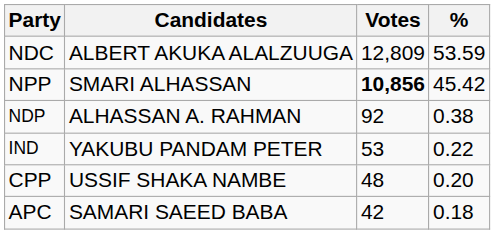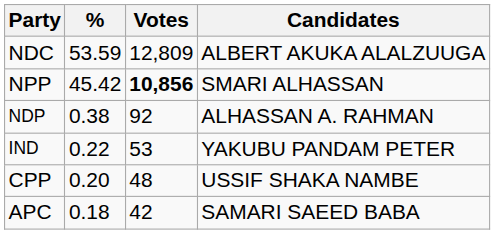columns swapped: (211, 20) <-> (459, 20)
